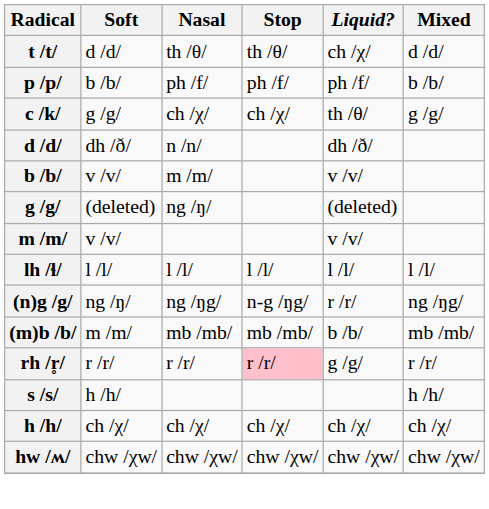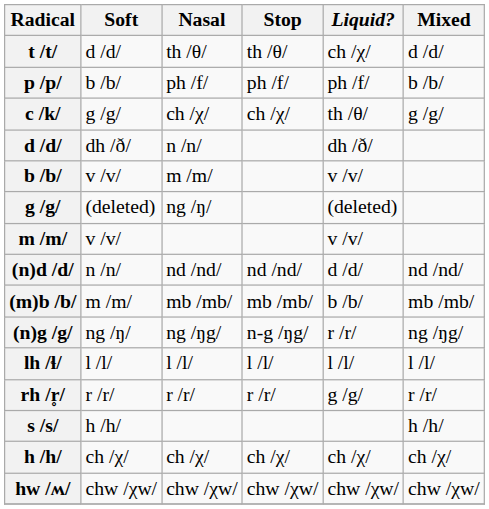+ row: (43, 269)
rows swapped: (43, 332) <-> (43, 269)
(261, 363) pink background -> (261, 394) no background
